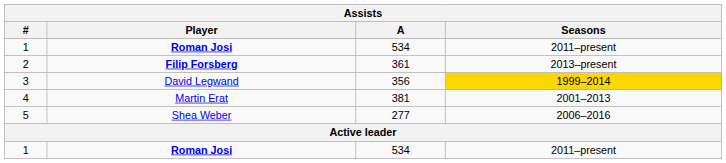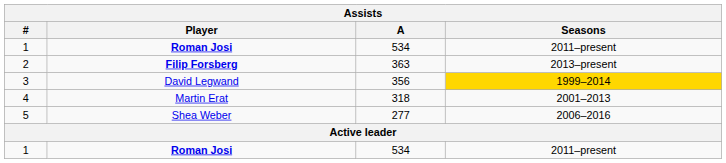(401, 64) 361 -> (401, 64) 363
(401, 99) 381 -> (401, 99) 318
